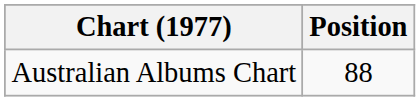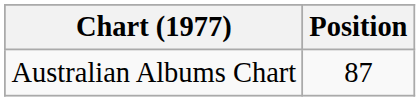(358, 72) 88 -> (358, 72) 87
